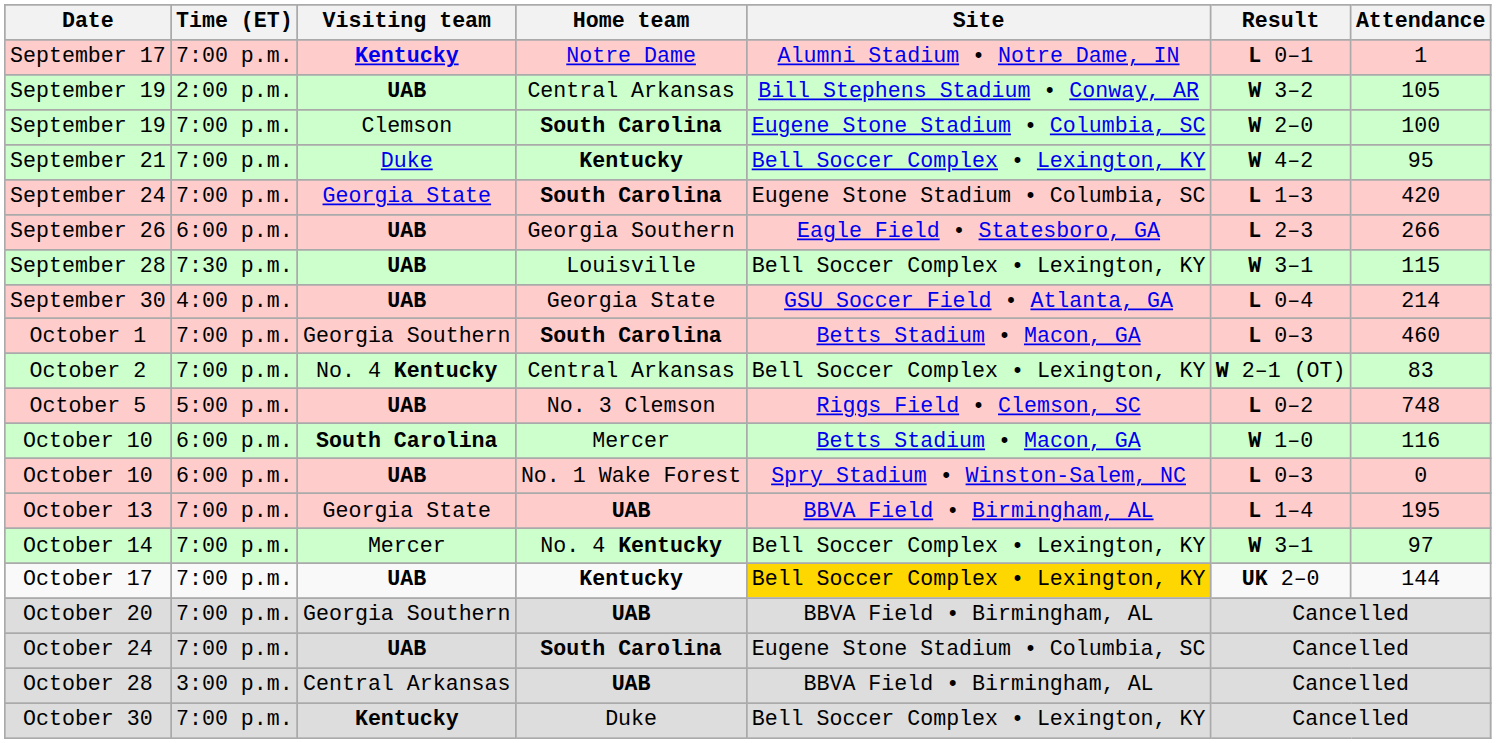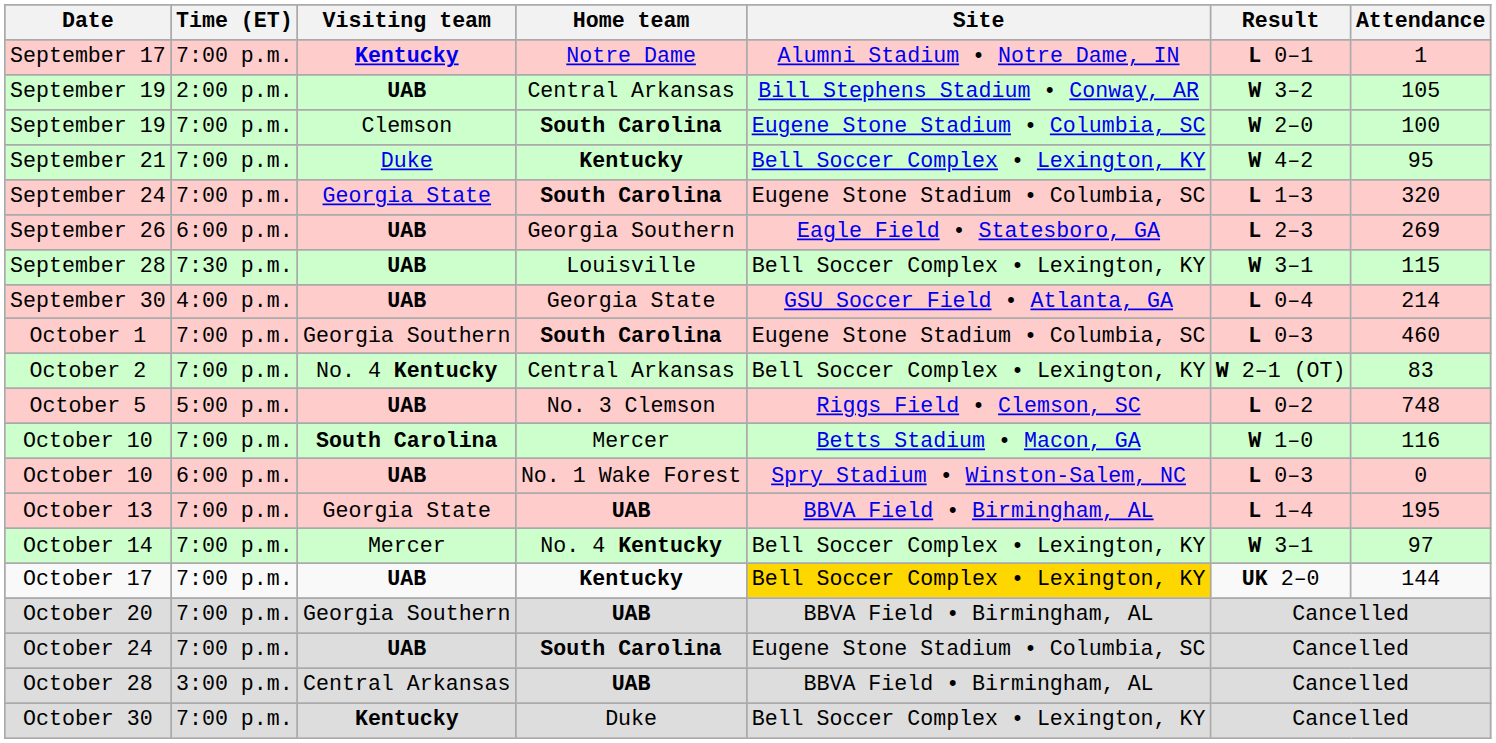(1421, 197) 420 -> (1421, 197) 320
(1421, 232) 266 -> (1421, 232) 269
(979, 337) Betts Stadium • Macon, GA -> (979, 337) Eugene Stone Stadium • Columbia, SC
(234, 441) 6:00 p.m. -> (234, 441) 7:00 p.m.
